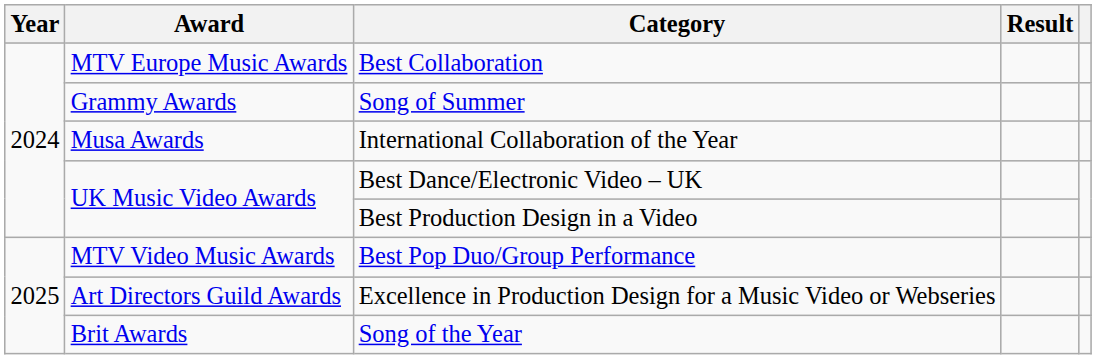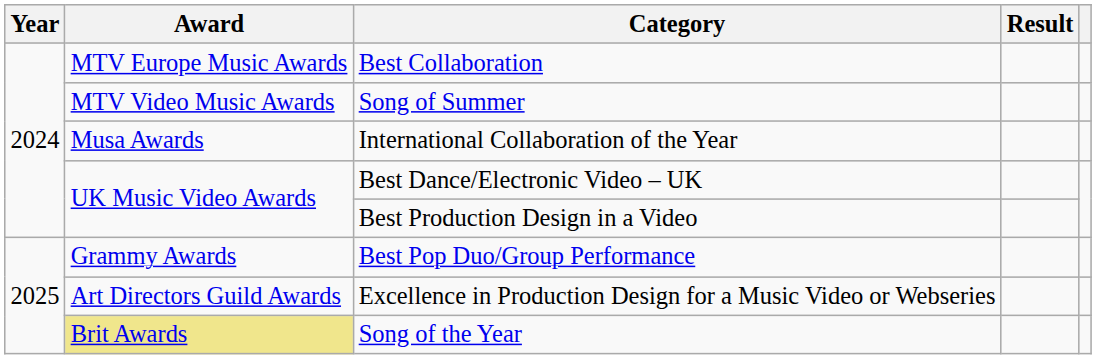(153, 101) Grammy Awards -> (203, 101) MTV Video Music Awards
(203, 256) MTV Video Music Awards -> (153, 256) Grammy Awards
(129, 334) no background -> (129, 334) khaki background
